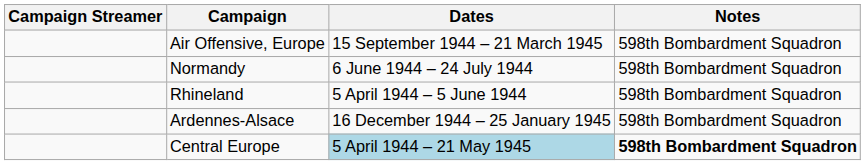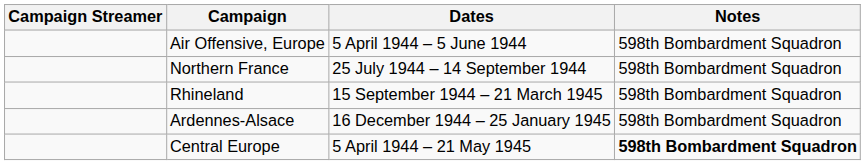(468, 43) 15 September 1944 – 21 March 1945 -> (429, 43) 5 April 1944 – 5 June 1944
- row: (208, 69)
+ row: (229, 69)
(429, 95) 5 April 1944 – 5 June 1944 -> (468, 95) 15 September 1944 – 21 March 1945
(432, 146) lightblue background -> (432, 146) no background
